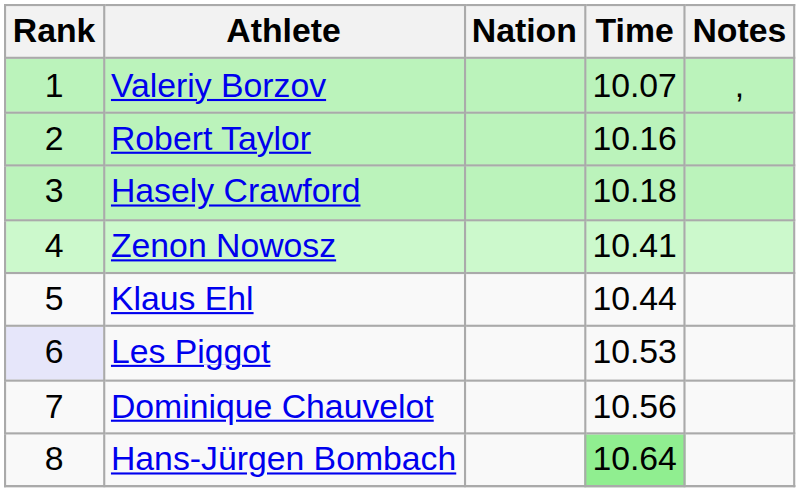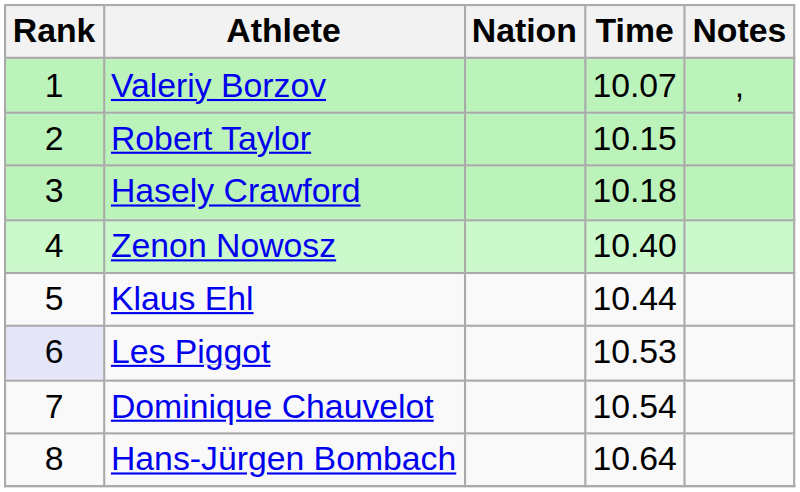(635, 138) 10.16 -> (635, 138) 10.15
(635, 245) 10.41 -> (635, 245) 10.40
(635, 406) 10.56 -> (635, 406) 10.54
(635, 459) lightgreen background -> (635, 459) no background
